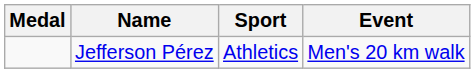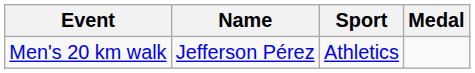columns swapped: (37, 21) <-> (386, 21)
